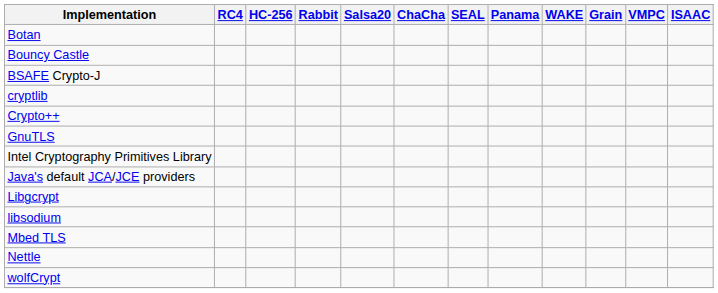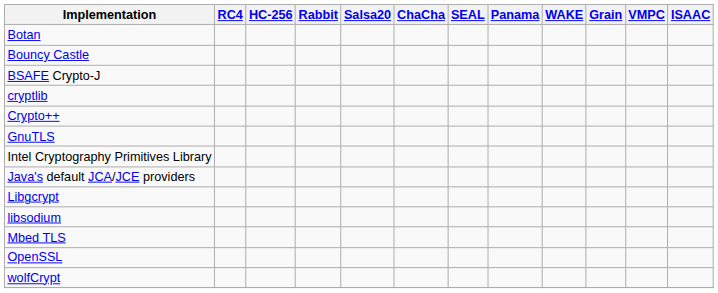- row: (24, 258)
+ row: (35, 258)
